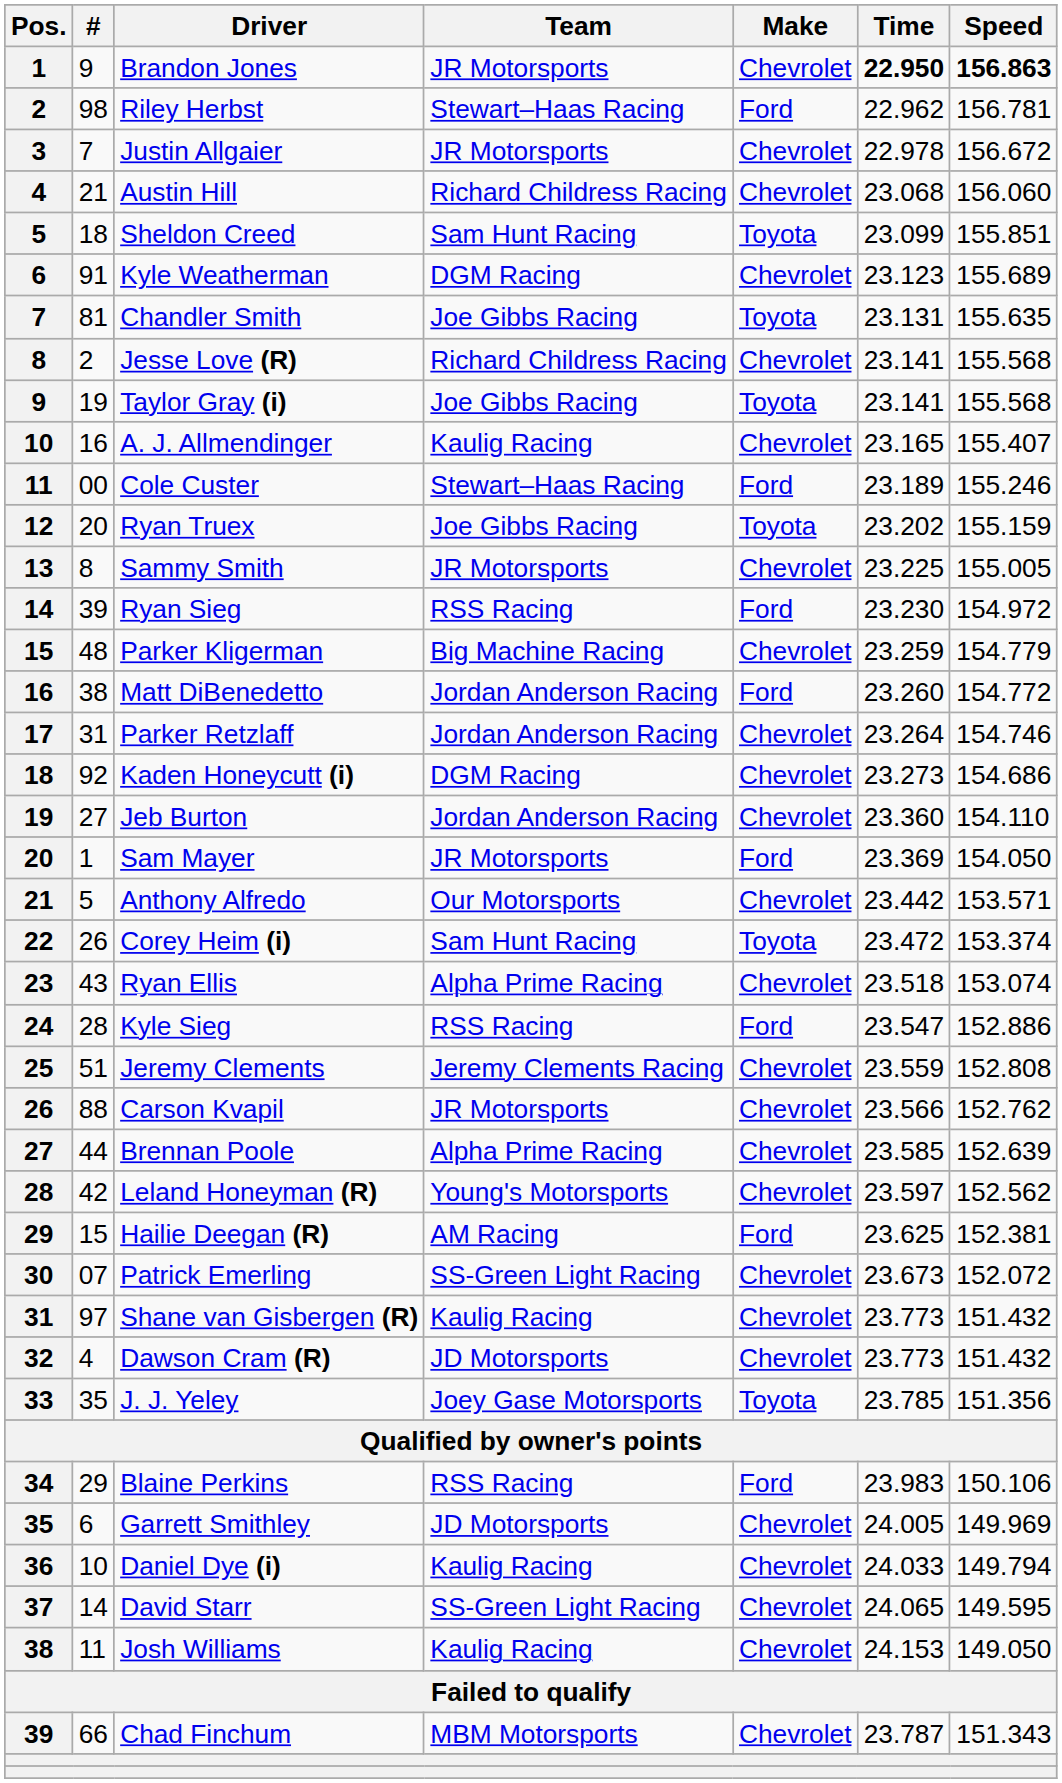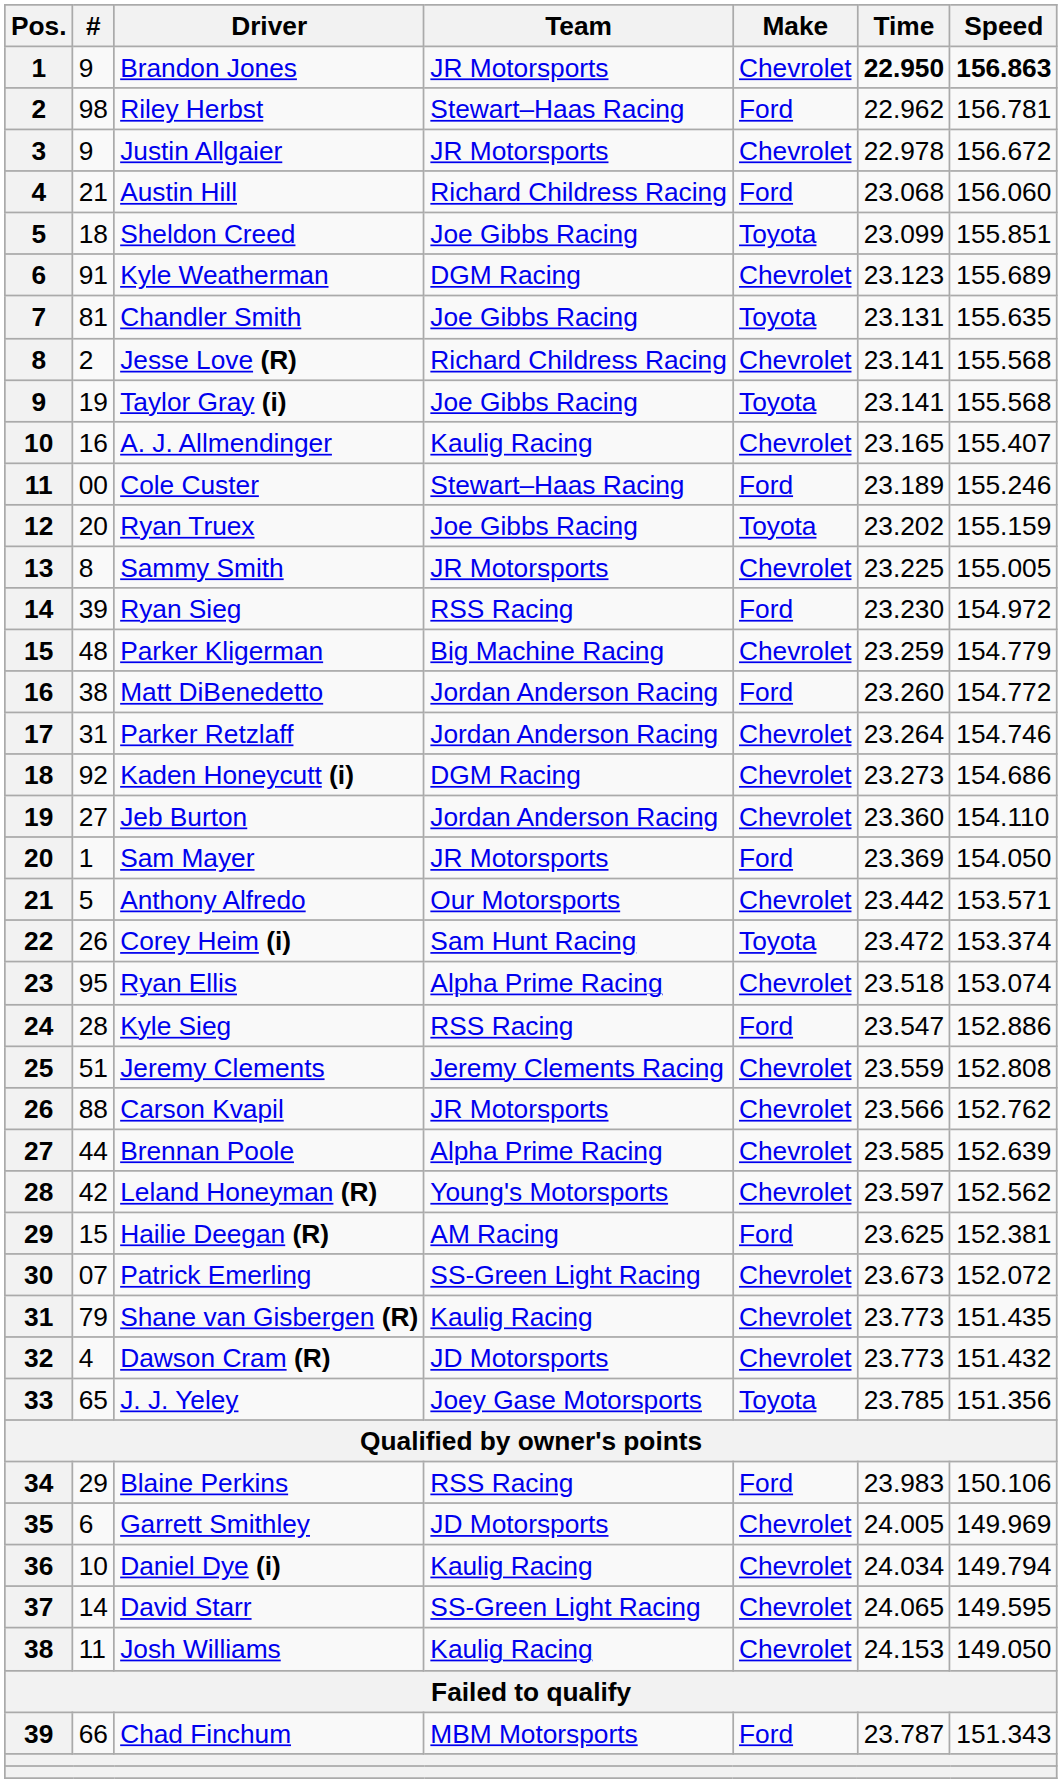(86, 151) 7 -> (86, 151) 9
(795, 192) Chevrolet -> (766, 192) Ford
(533, 234) Sam Hunt Racing -> (534, 234) Joe Gibbs Racing
(93, 983) 43 -> (93, 983) 95
(93, 1316) 97 -> (93, 1316) 79
(1004, 1316) 151.432 -> (1004, 1316) 151.435
(93, 1400) 35 -> (93, 1400) 65
(904, 1566) 24.033 -> (904, 1566) 24.034
(795, 1733) Chevrolet -> (766, 1733) Ford
